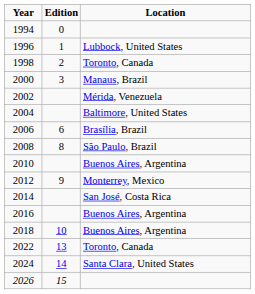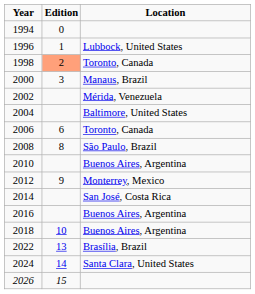(61, 63) no background -> (61, 63) lightsalmon background
(115, 130) Brasília, Brazil -> (118, 130) Toronto, Canada
(118, 247) Toronto, Canada -> (115, 247) Brasília, Brazil
